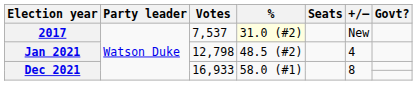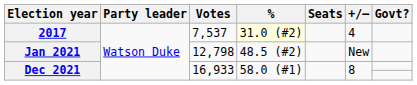(359, 33) New -> (352, 33) 4
(352, 52) 4 -> (359, 52) New
